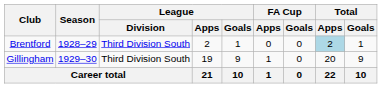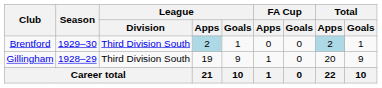(77, 43) 1928–29 -> (77, 43) 1929–30
(207, 43) no background -> (207, 43) lightblue background
(77, 59) 1929–30 -> (77, 59) 1928–29
